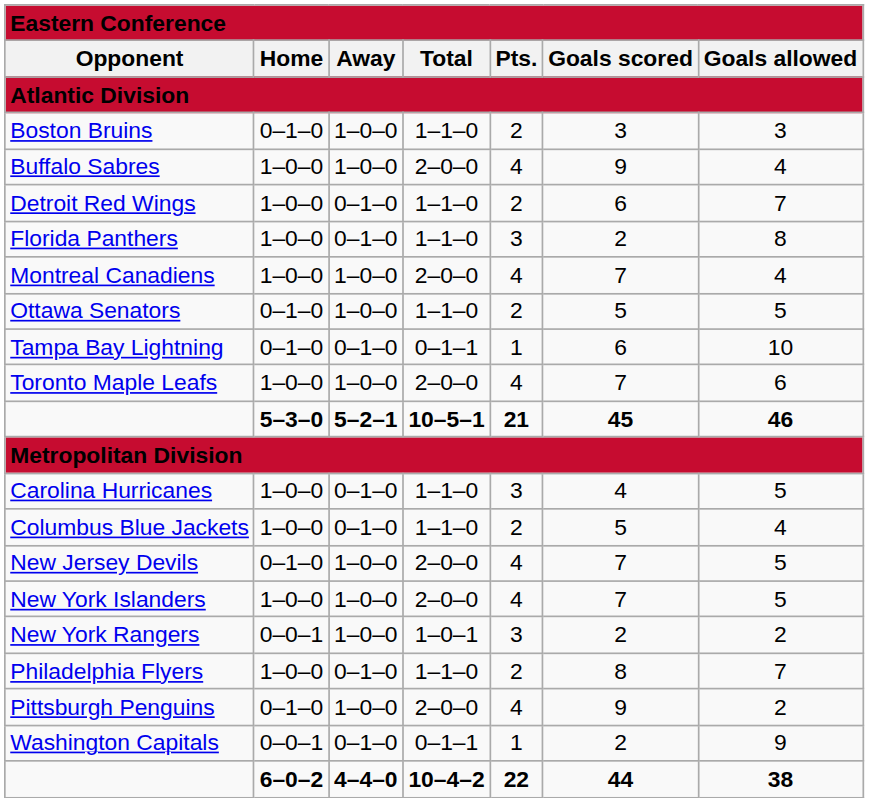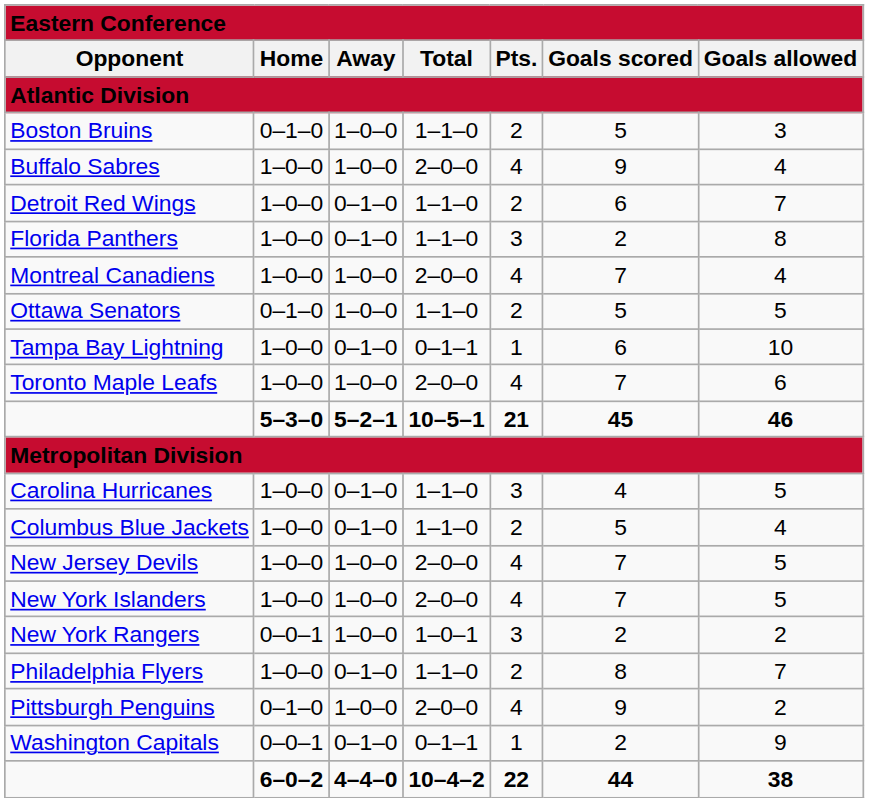(620, 130) 3 -> (620, 130) 5
(291, 347) 0–1–0 -> (291, 347) 1–0–0
(291, 563) 0–1–0 -> (291, 563) 1–0–0
